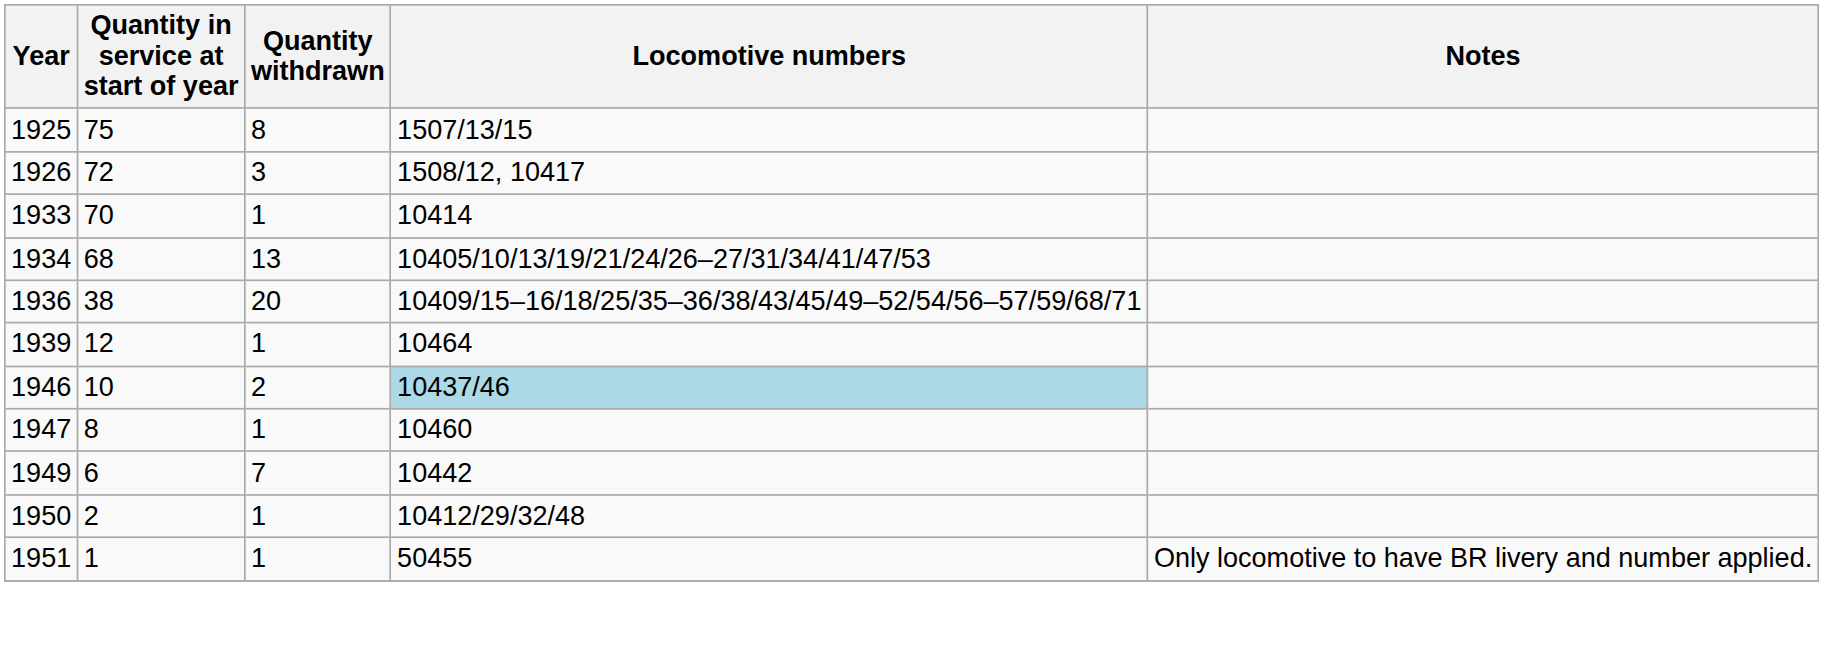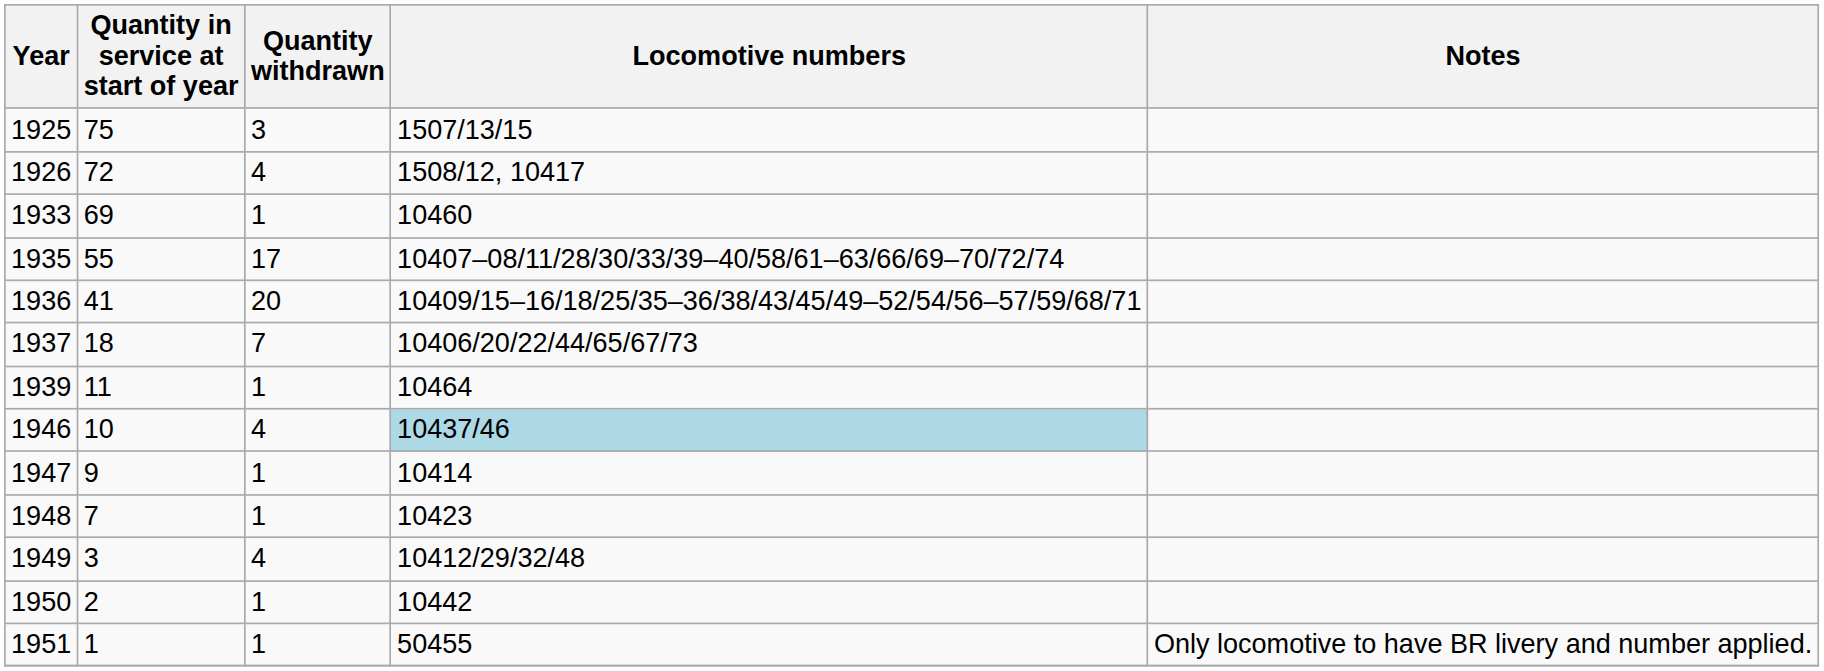(258, 129) 8 -> (258, 129) 3
(258, 172) 3 -> (258, 172) 4
(99, 215) 70 -> (99, 215) 69
(435, 215) 10414 -> (435, 215) 10460
- row: (41, 258)
+ row: (41, 258)
(99, 301) 38 -> (99, 301) 41
+ row: (41, 344)
(99, 344) 12 -> (98, 386) 11
(258, 386) 2 -> (258, 429) 4
(91, 429) 8 -> (91, 472) 9
(435, 429) 10460 -> (435, 472) 10414
+ row: (41, 515)
(91, 472) 6 -> (91, 558) 3
(258, 472) 7 -> (258, 558) 4
(435, 472) 10442 -> (491, 558) 10412/29/32/48
(491, 515) 10412/29/32/48 -> (435, 601) 10442
